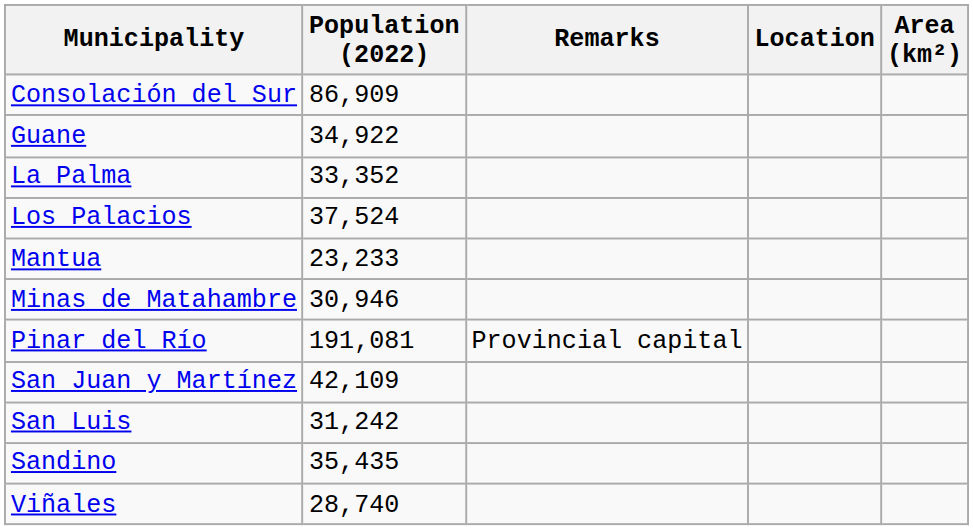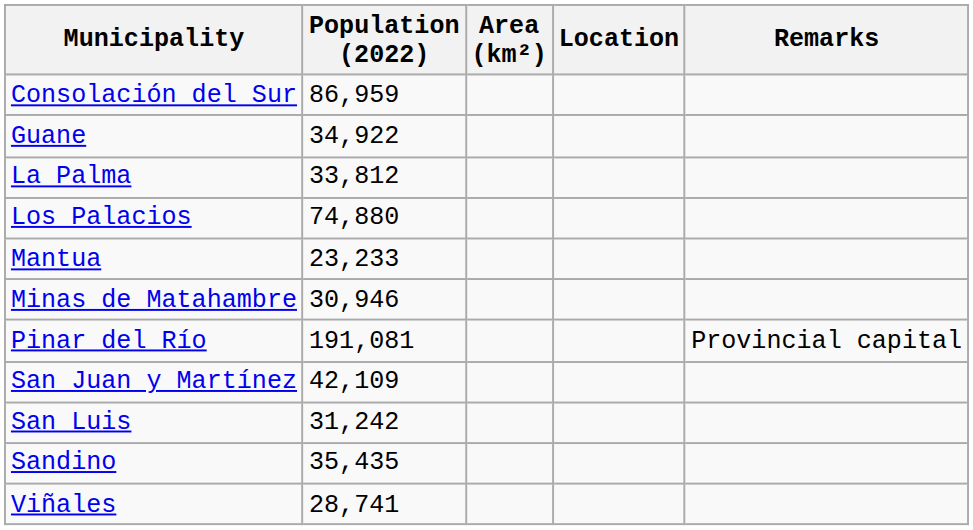columns swapped: (925, 40) <-> (607, 40)
(354, 95) 86,909 -> (354, 95) 86,959
(354, 177) 33,352 -> (354, 177) 33,812
(354, 218) 37,524 -> (354, 218) 74,880
(354, 504) 28,740 -> (354, 504) 28,741
